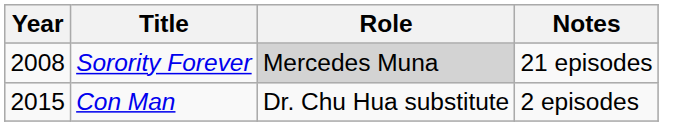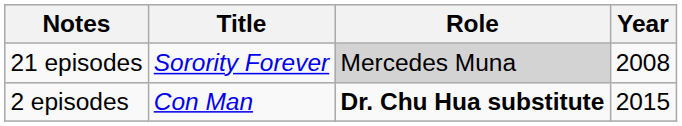columns swapped: (38, 23) <-> (587, 23)
(386, 101) normal -> (472, 101) bold
